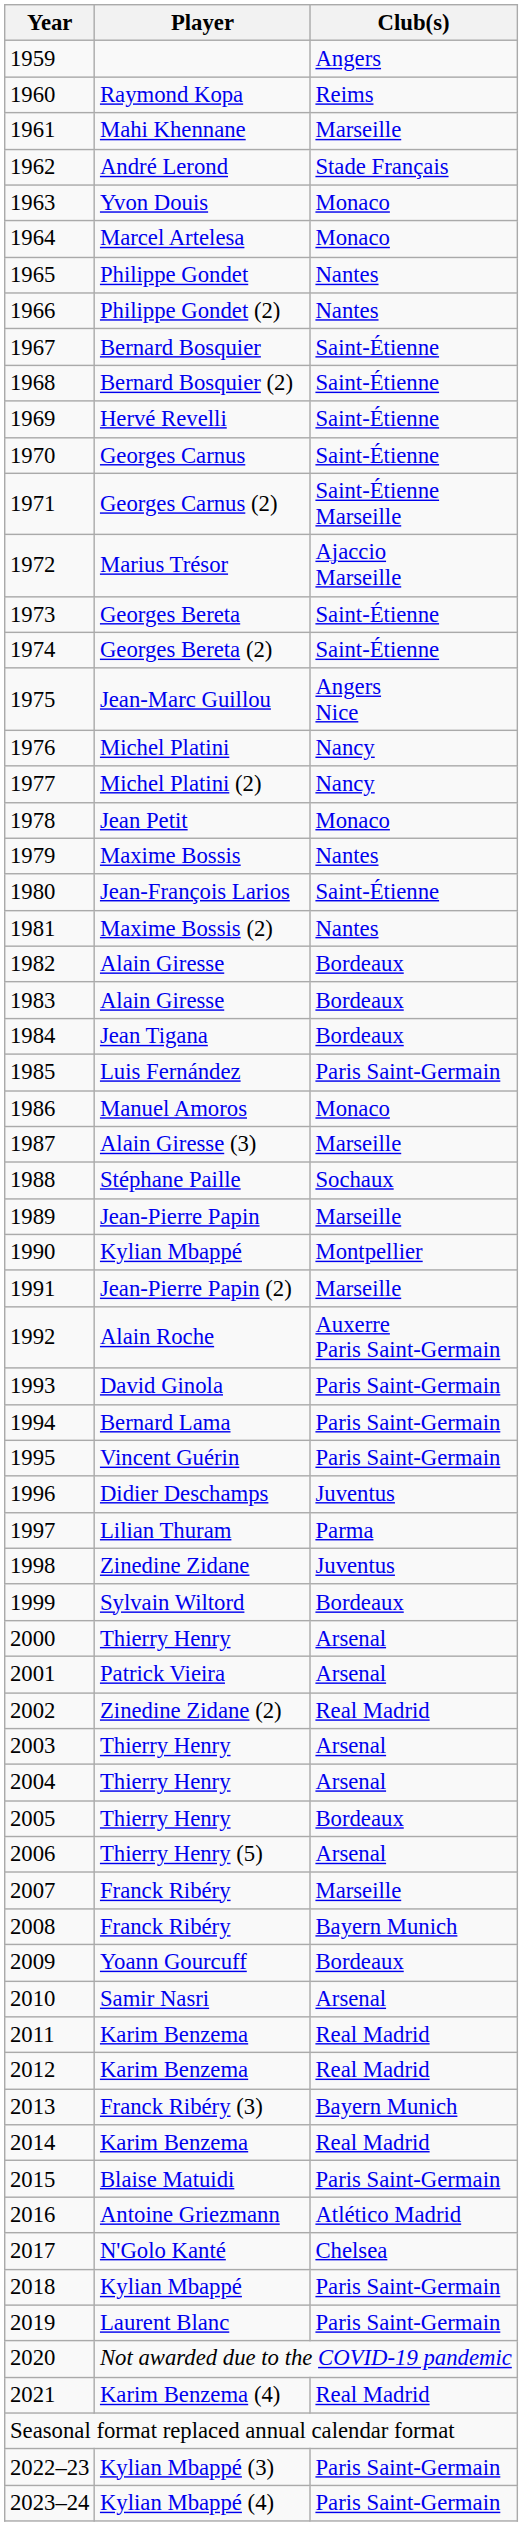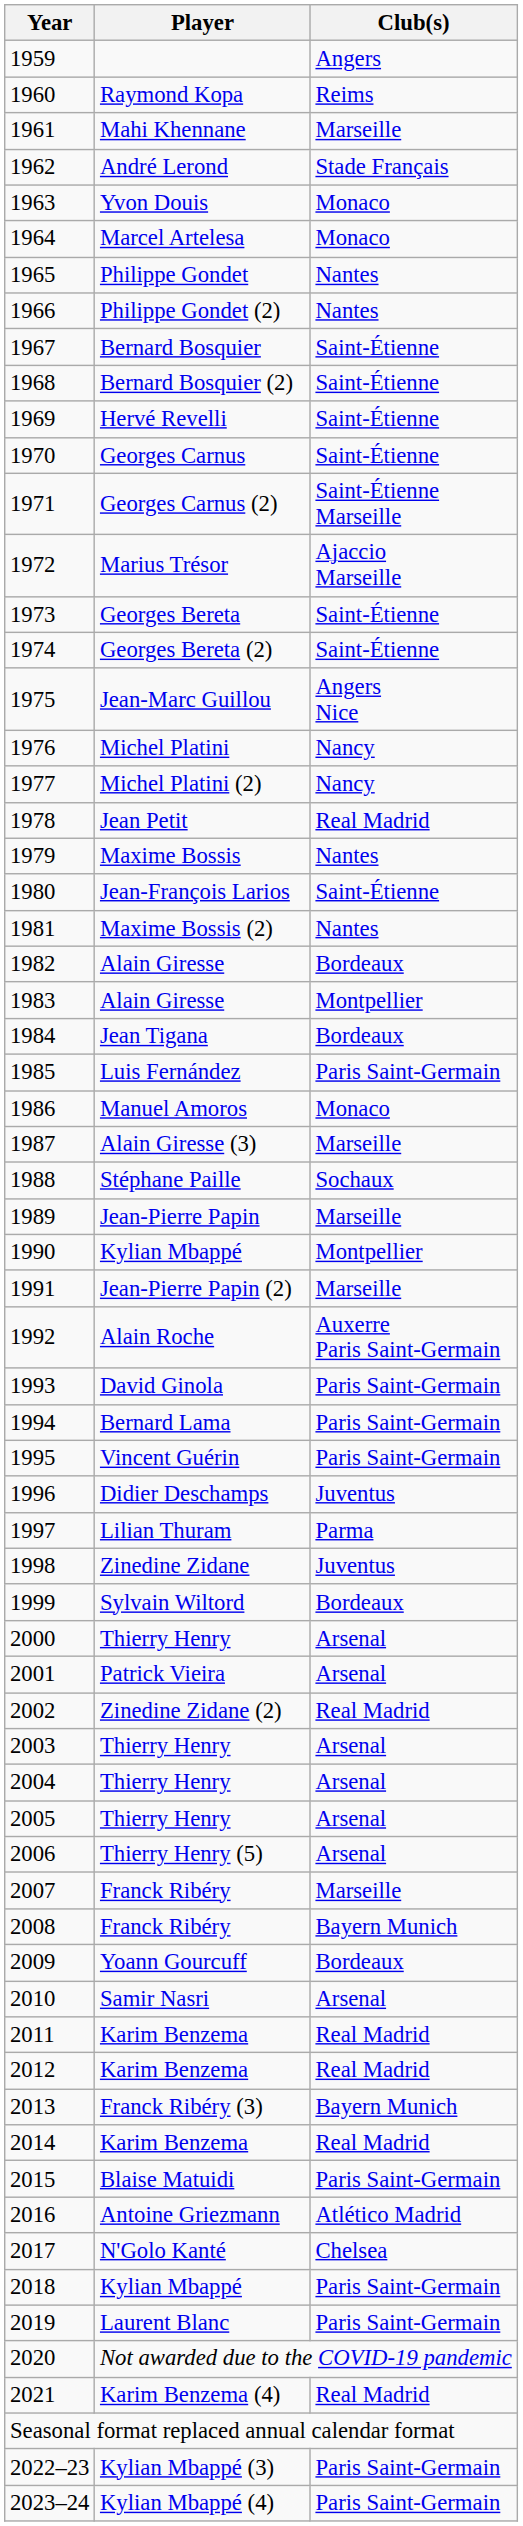(353, 819) Monaco -> (373, 819) Real Madrid
(360, 1000) Bordeaux -> (369, 1000) Montpellier
(360, 1818) Bordeaux -> (351, 1818) Arsenal
